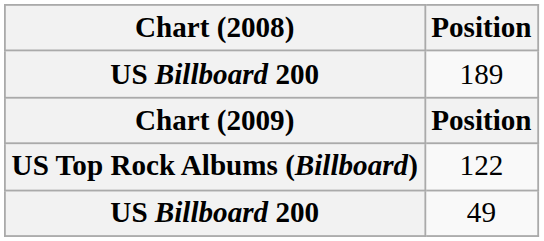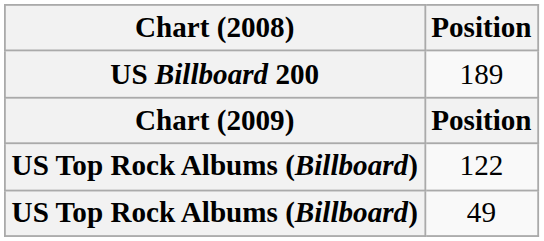(215, 212) US Billboard 200 -> (215, 212) US Top Rock Albums (Billboard)
